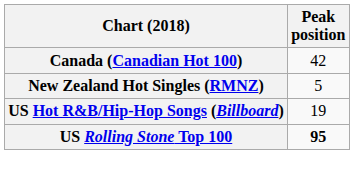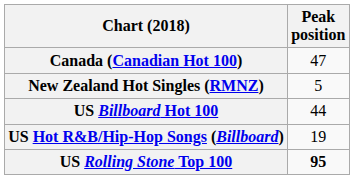(318, 60) 42 -> (318, 60) 47
+ row: (146, 111)
